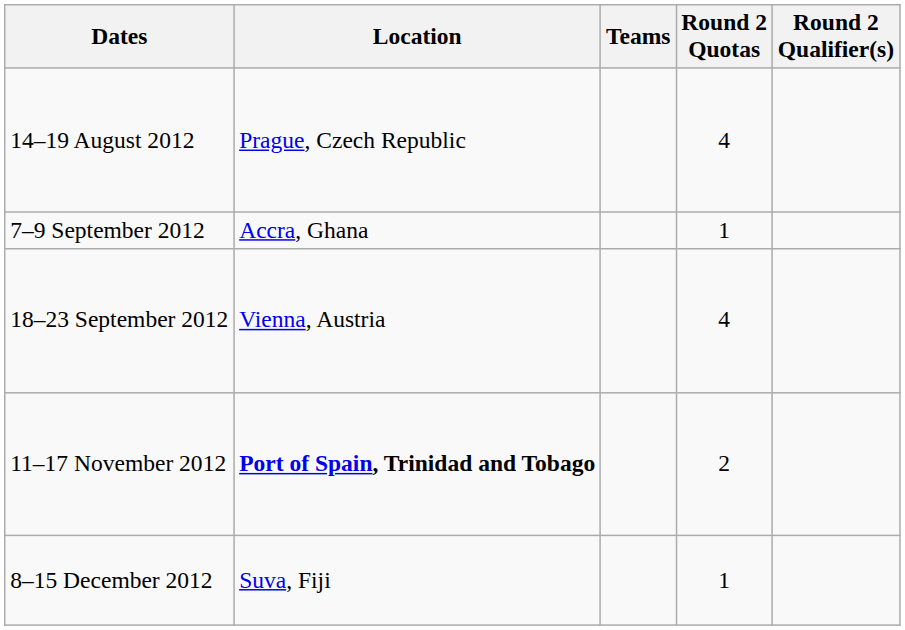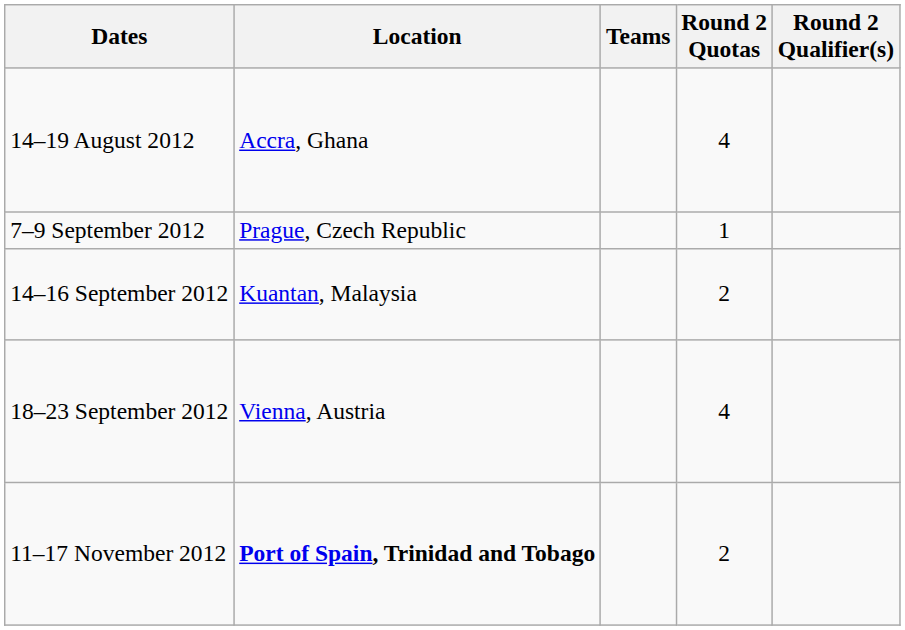(353, 139) Prague, Czech Republic -> (304, 139) Accra, Ghana
(304, 230) Accra, Ghana -> (353, 230) Prague, Czech Republic
+ row: (119, 293)
- row: (111, 580)
